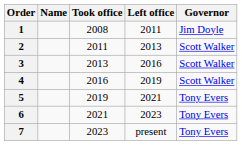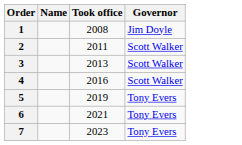- column: (151, 13)
